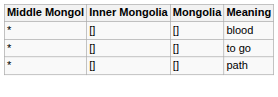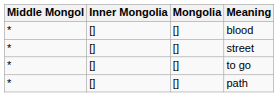+ row: (240, 48)
